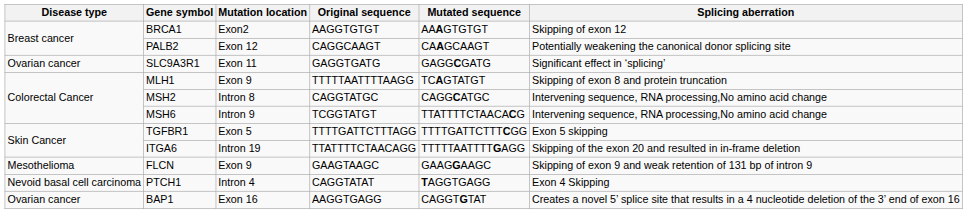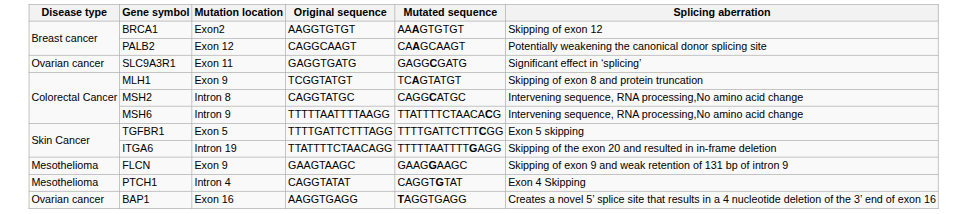(363, 81) TTTTTAATTTTAAGG -> (320, 81) TCGGTATGT
(344, 115) TCGGTATGT -> (339, 115) TTTTTAATTTTAAGG
(74, 183) Nevoid basal cell carcinoma -> (65, 183) Mesothelioma
(456, 183) TAGGTGAGG -> (430, 183) CAGGTGTAT
(454, 200) CAGGTGTAT -> (432, 200) TAGGTGAGG
